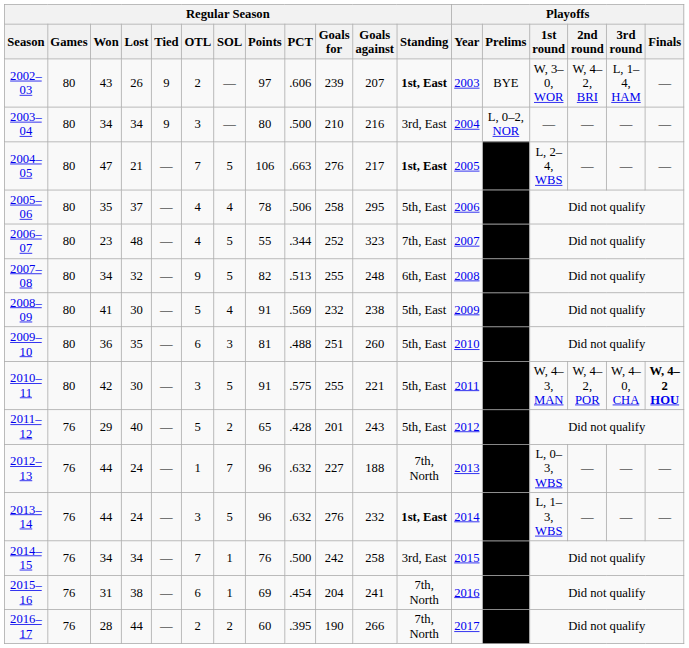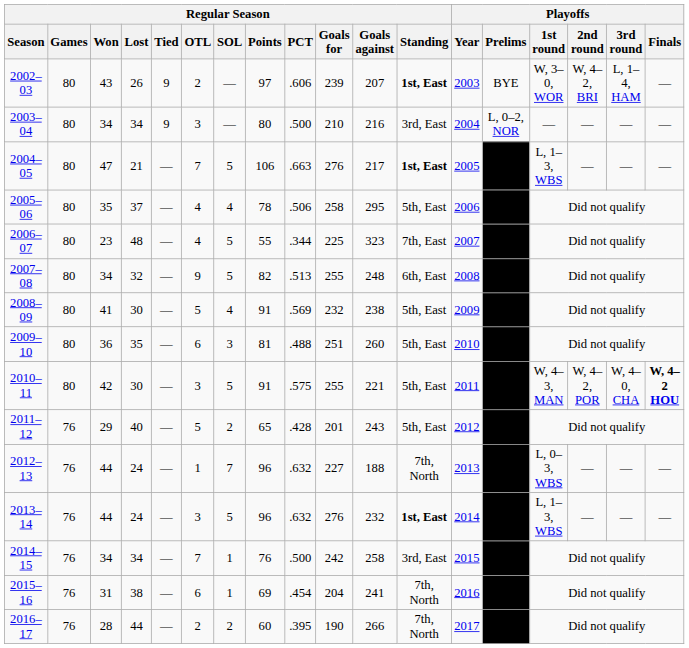(549, 165) L, 2–4, WBS -> (549, 165) L, 1–3, WBS
(334, 241) 252 -> (334, 241) 225
